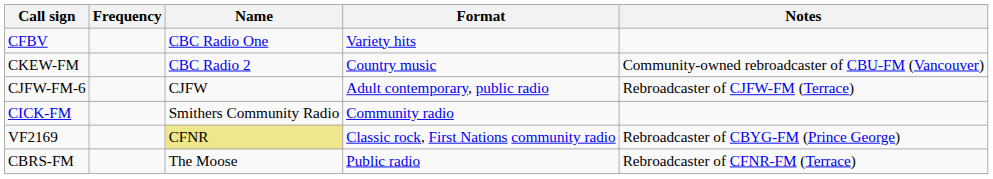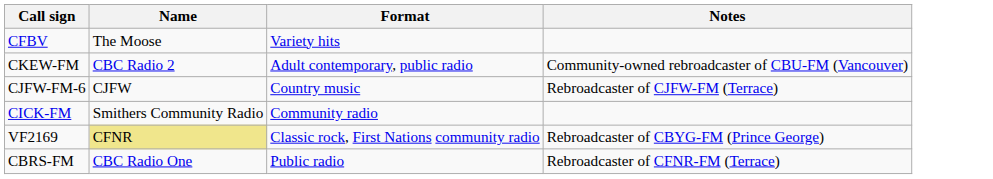- column: (127, 16)
(218, 40) CBC Radio One -> (127, 40) The Moose
(391, 64) Country music -> (372, 64) Adult contemporary, public radio
(447, 88) Adult contemporary, public radio -> (315, 88) Country music
(203, 161) The Moose -> (143, 161) CBC Radio One
